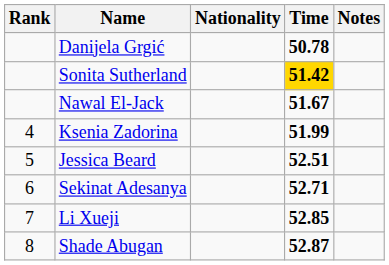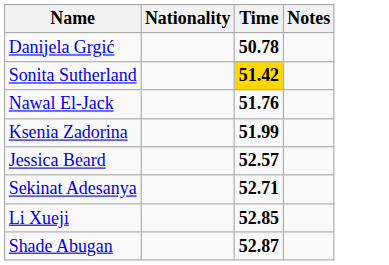- column: (30, 18)
(309, 103) 51.67 -> (259, 103) 51.76
(309, 160) 52.51 -> (259, 160) 52.57
